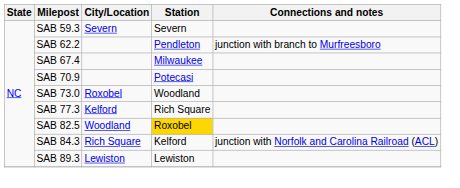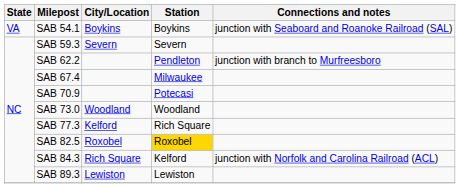+ row: (58, 28)
(103, 93) Roxobel -> (107, 110) Woodland
(107, 126) Woodland -> (103, 142) Roxobel
